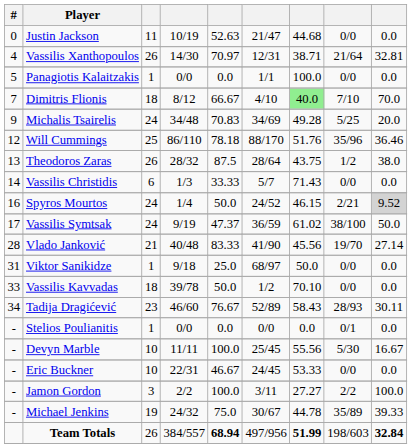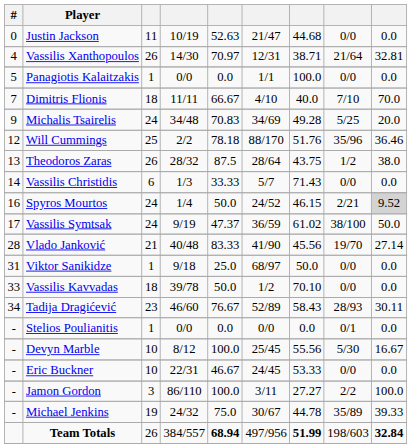(184, 98) 8/12 -> (184, 98) 11/11
(307, 98) lightgreen background -> (307, 98) no background
(184, 140) 86/110 -> (184, 140) 2/2
(184, 349) 11/11 -> (184, 349) 8/12
(184, 391) 2/2 -> (184, 391) 86/110
